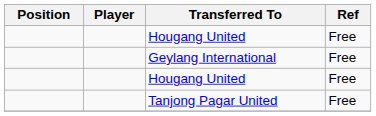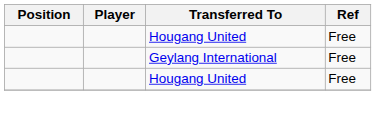- row: (44, 100)
